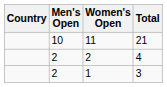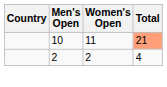(141, 40) no background -> (141, 40) lightsalmon background
- row: (88, 73)
